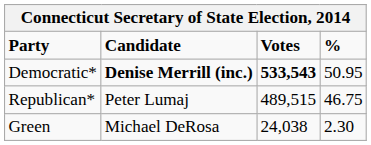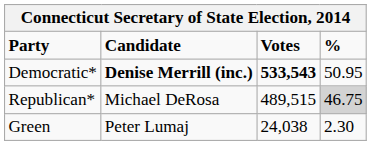(147, 99) Peter Lumaj -> (162, 99) Michael DeRosa
(343, 99) no background -> (343, 99) lightgrey background
(162, 126) Michael DeRosa -> (147, 126) Peter Lumaj
